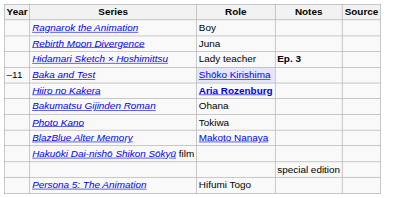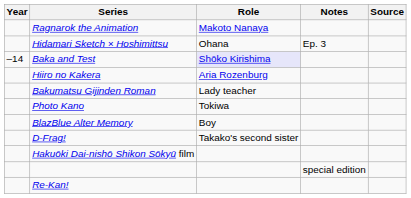(207, 28) Boy -> (234, 28) Makoto Nanaya
- row: (88, 43)
(227, 59) Lady teacher -> (214, 43) Ohana
(289, 59) bold -> (314, 43) normal
(15, 75) –11 -> (15, 59) –14
(236, 91) bold -> (233, 75) normal
(214, 106) Ohana -> (227, 91) Lady teacher
(234, 138) Makoto Nanaya -> (207, 122) Boy
+ row: (49, 138)
+ row: (50, 185)
- row: (89, 185)
